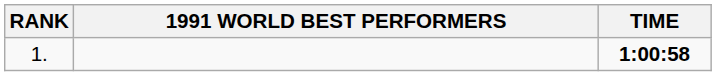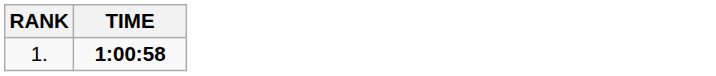- column: (336, 21)
